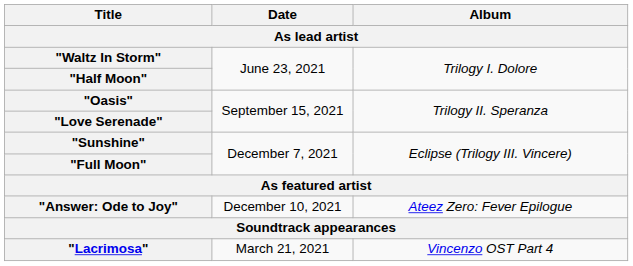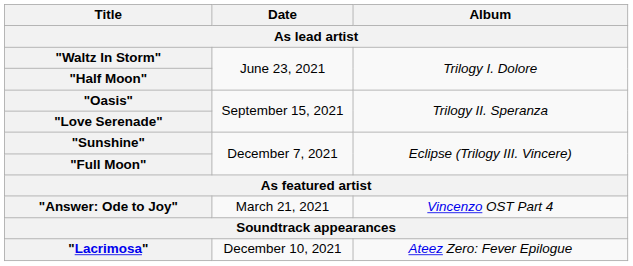(283, 206) December 10, 2021 -> (283, 206) March 21, 2021
(490, 206) Ateez Zero: Fever Epilogue -> (490, 206) Vincenzo OST Part 4
(283, 249) March 21, 2021 -> (283, 249) December 10, 2021
(490, 249) Vincenzo OST Part 4 -> (490, 249) Ateez Zero: Fever Epilogue
